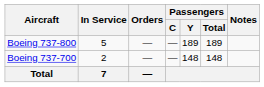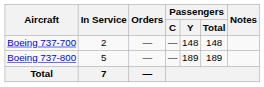rows swapped: (42, 58) <-> (42, 43)
